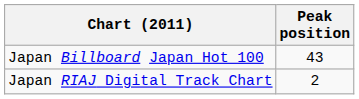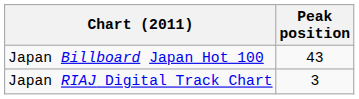(315, 81) 2 -> (315, 81) 3
